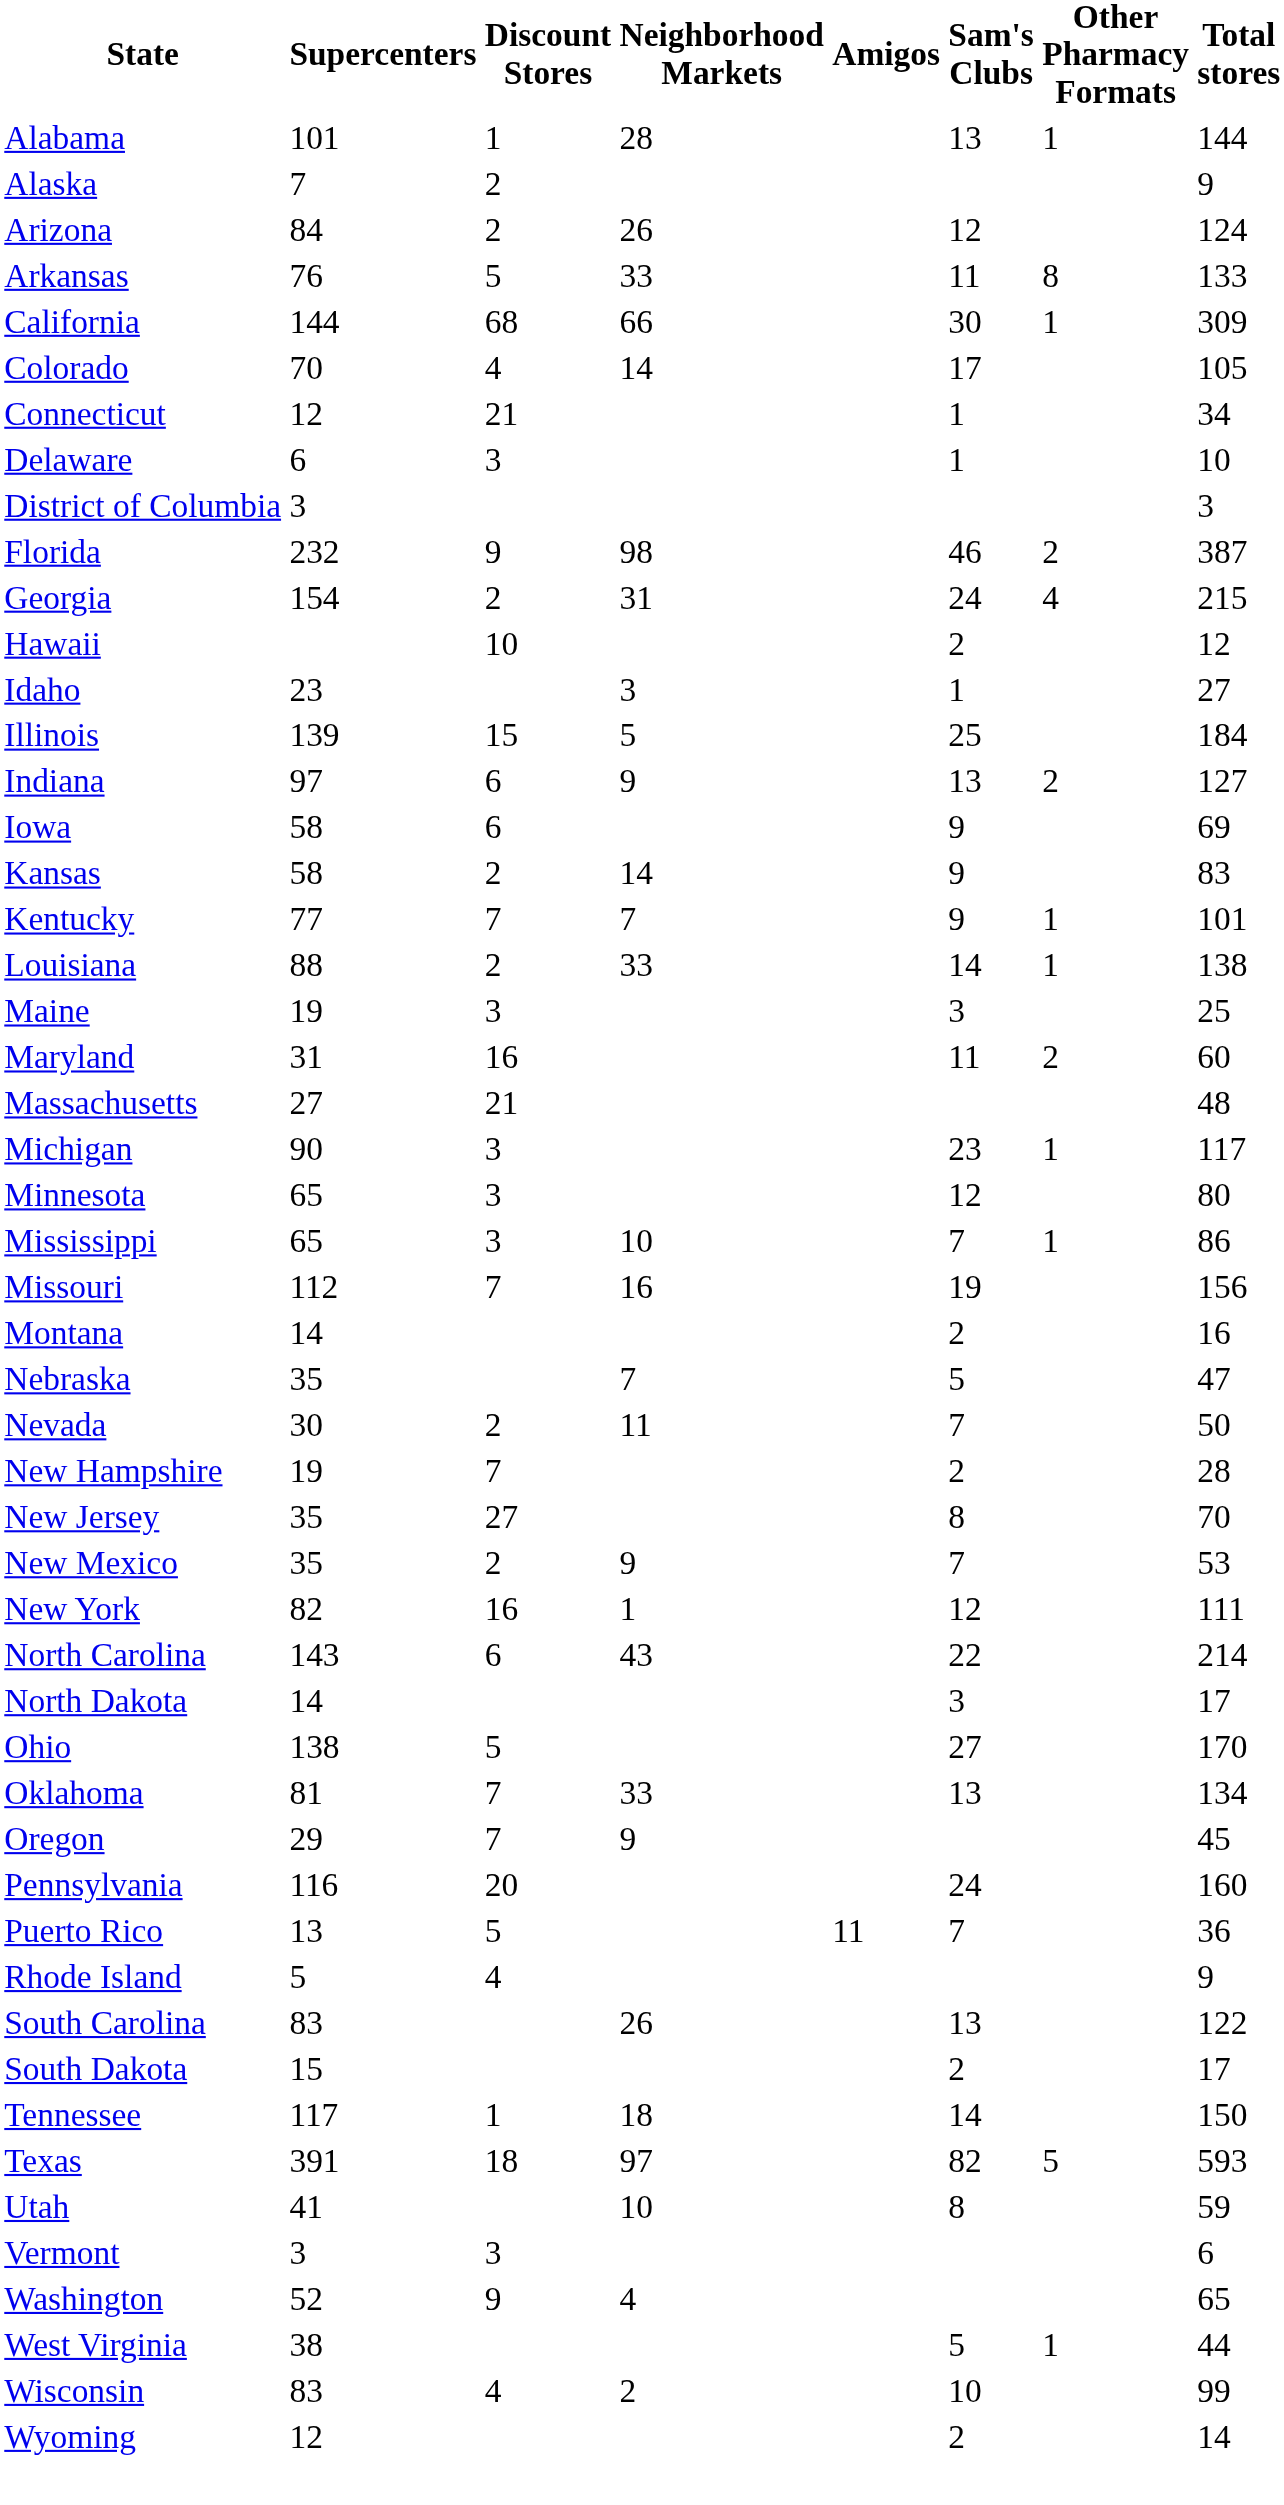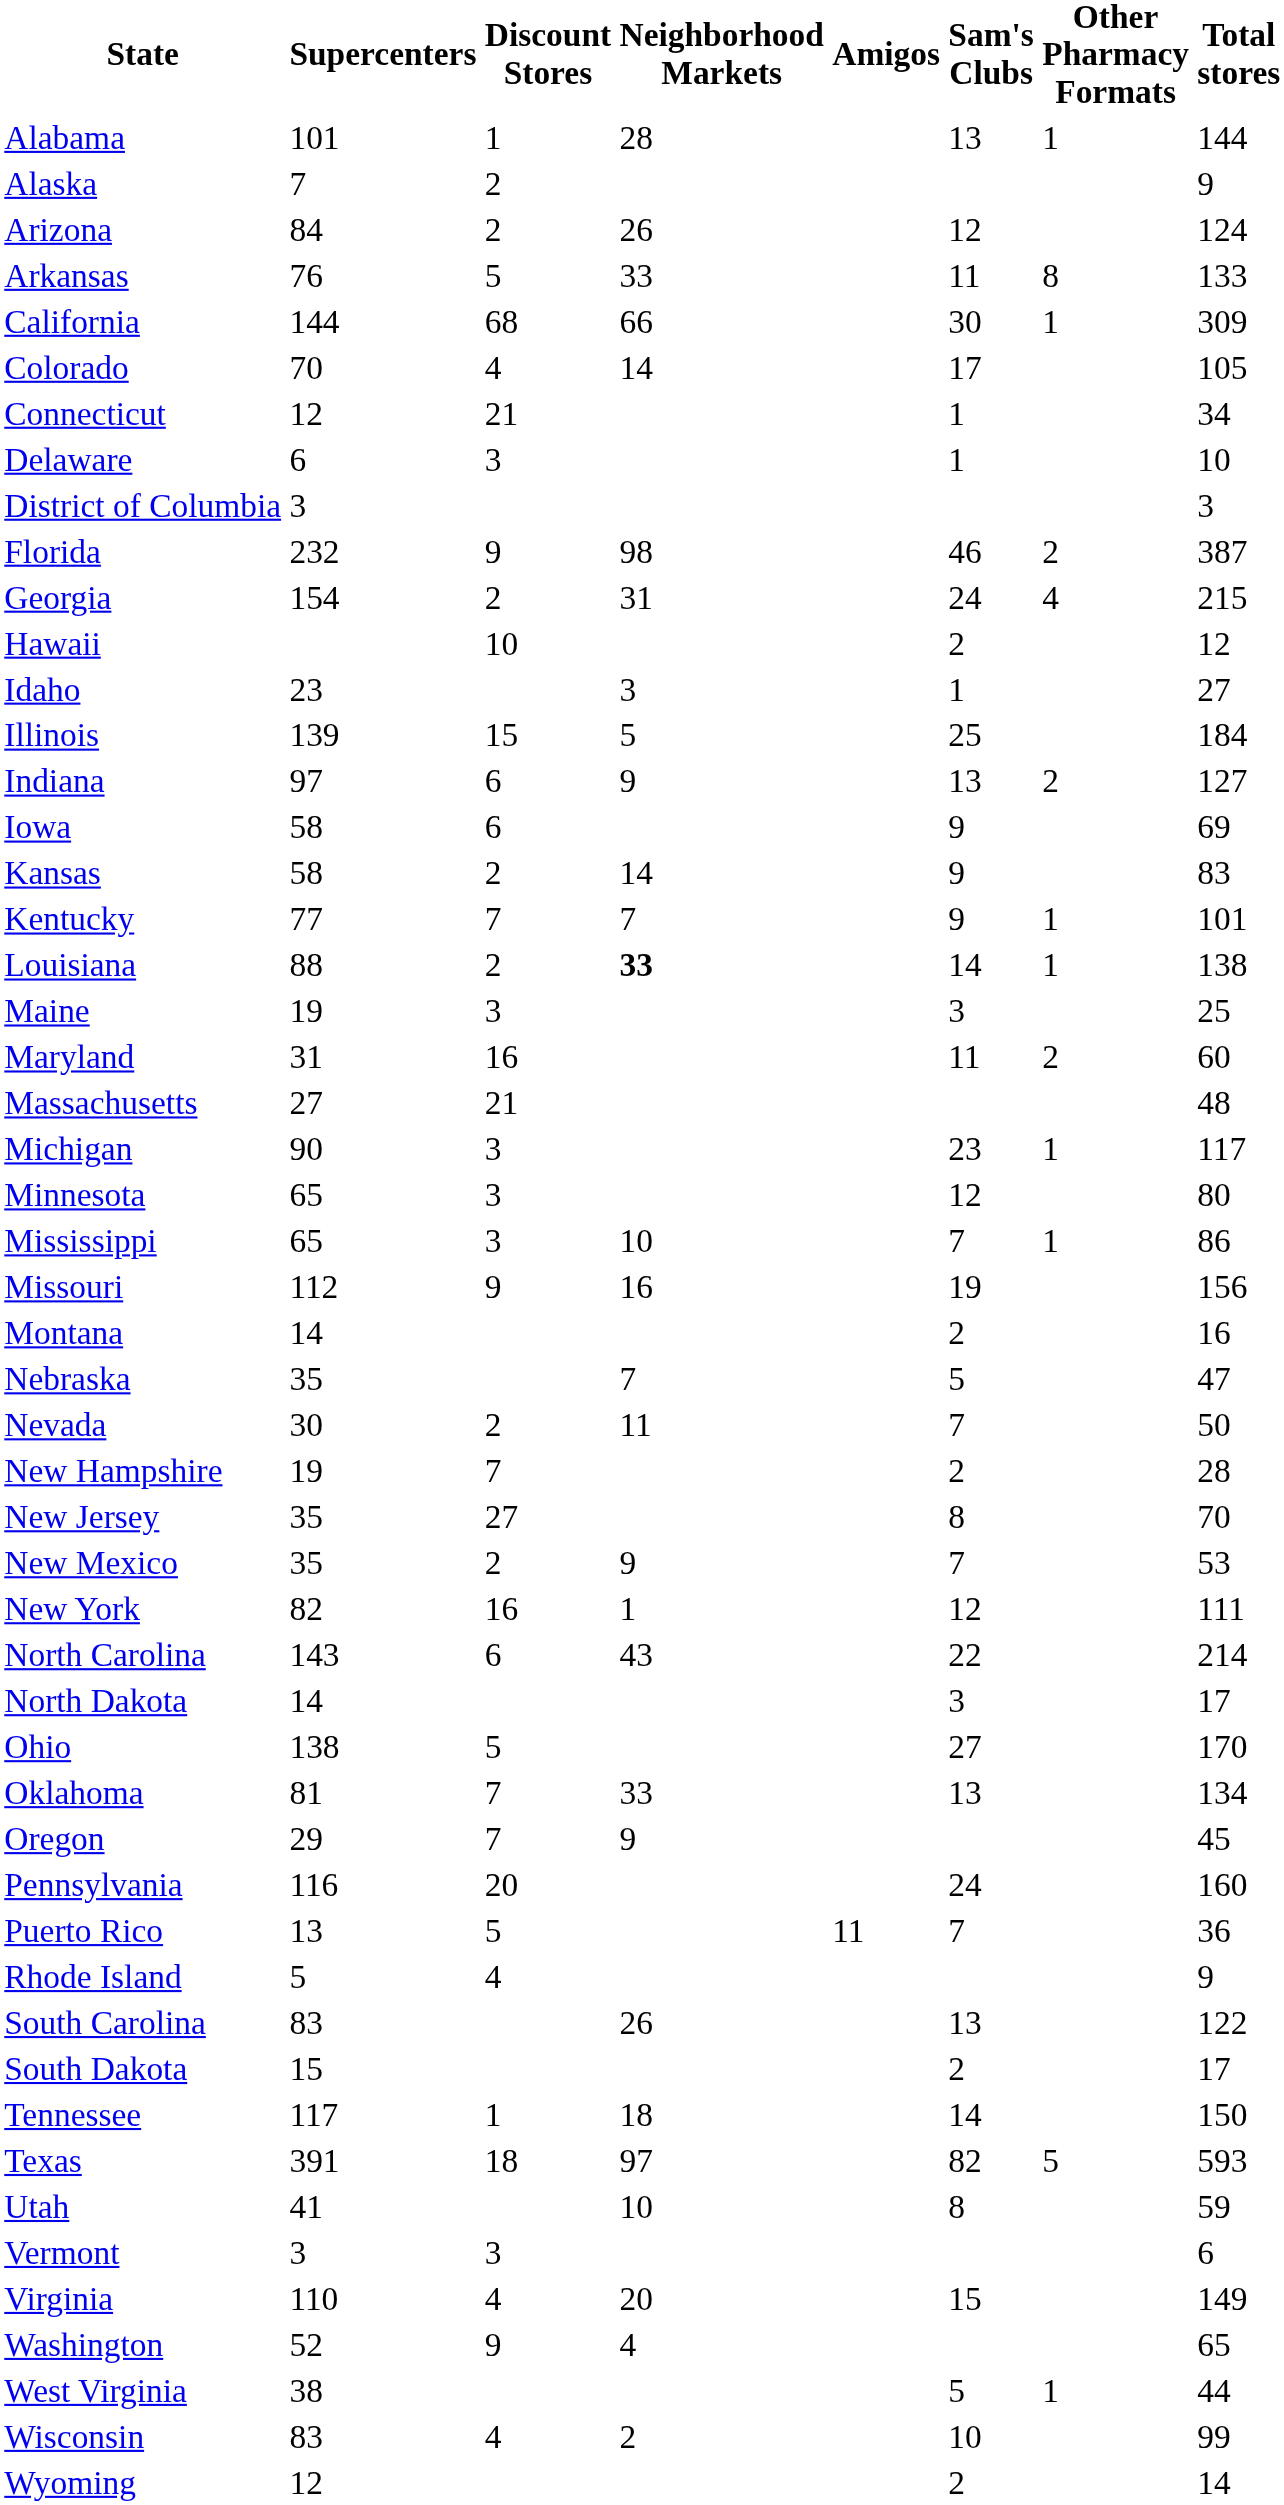(636, 965) normal -> (636, 965) bold
(493, 1287) 7 -> (493, 1287) 9
+ row: (59, 2298)
